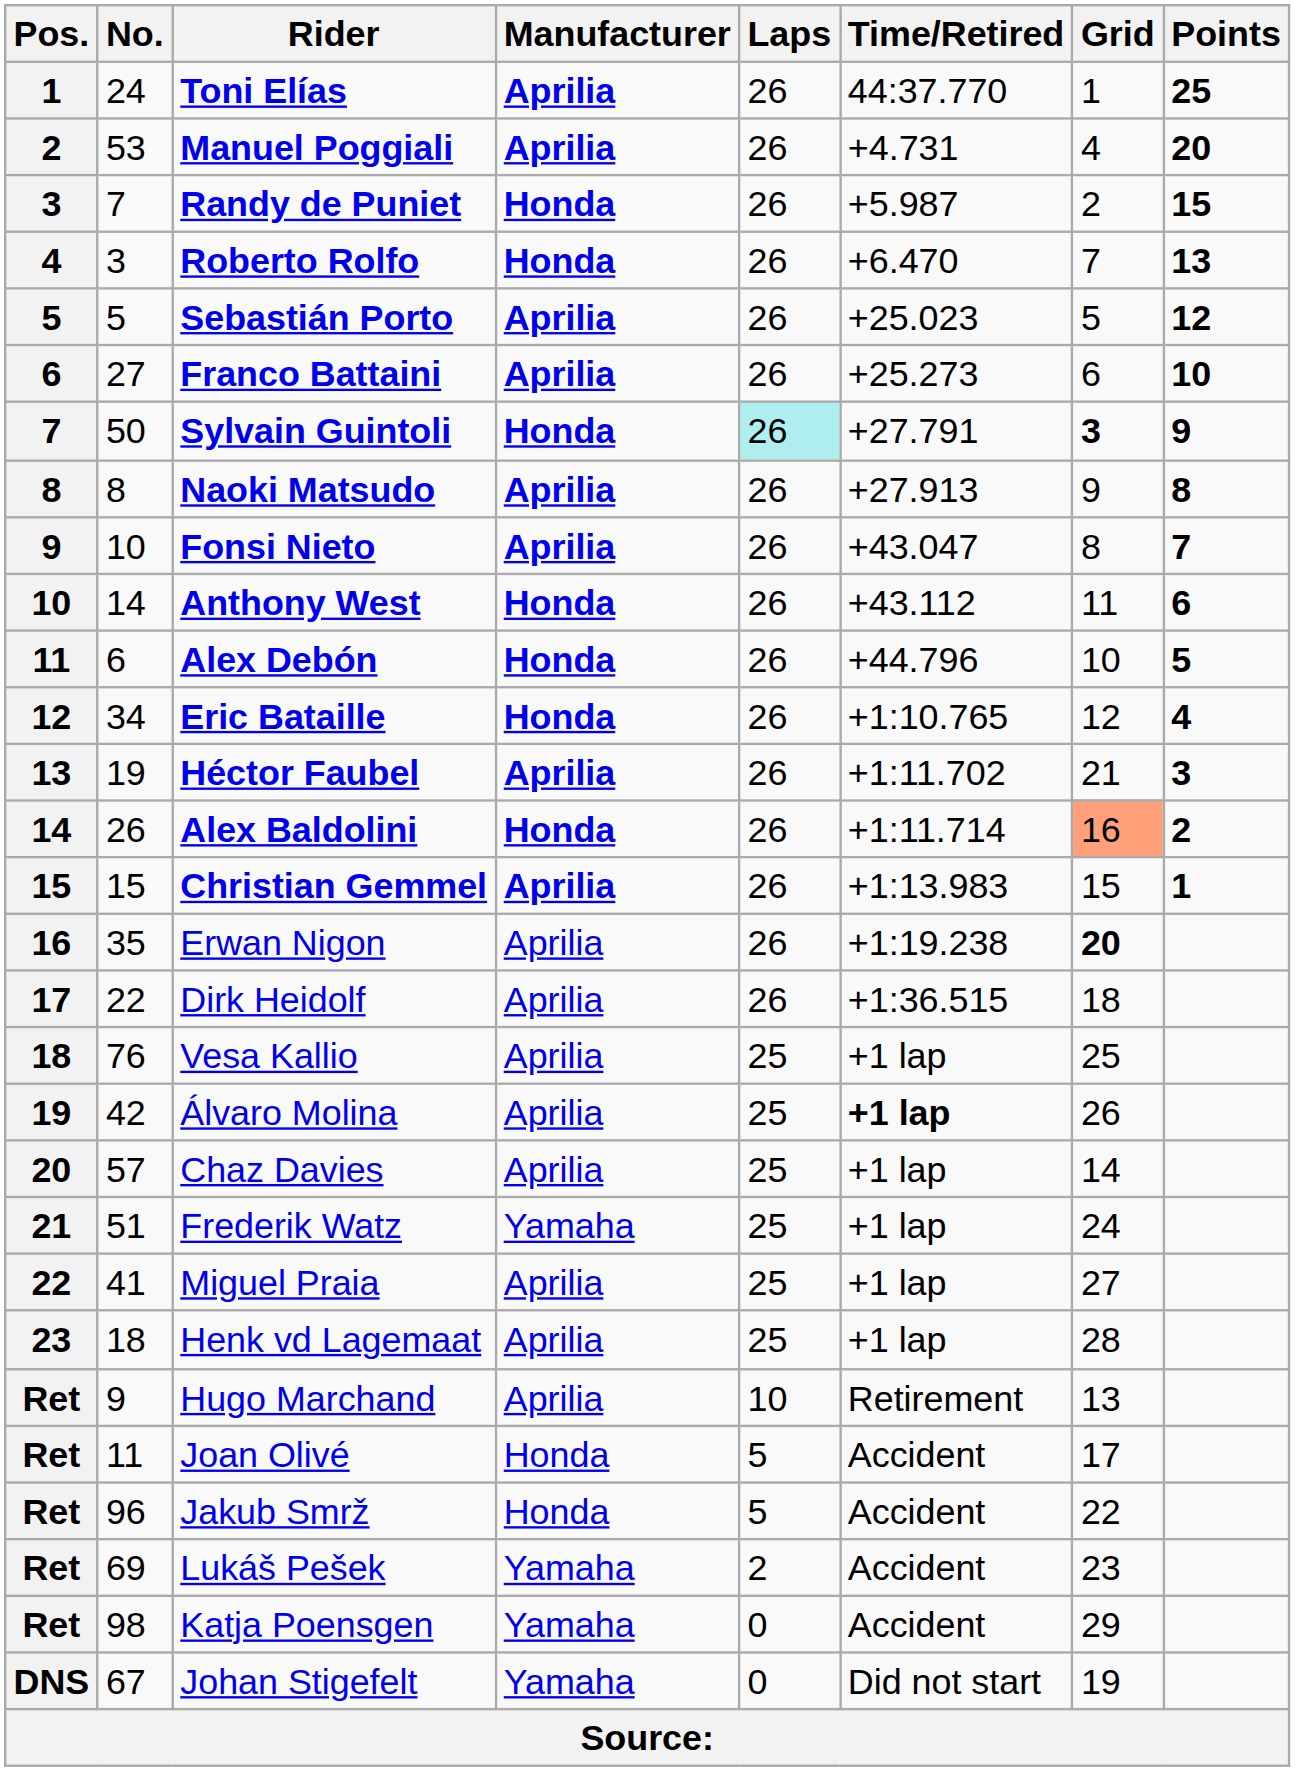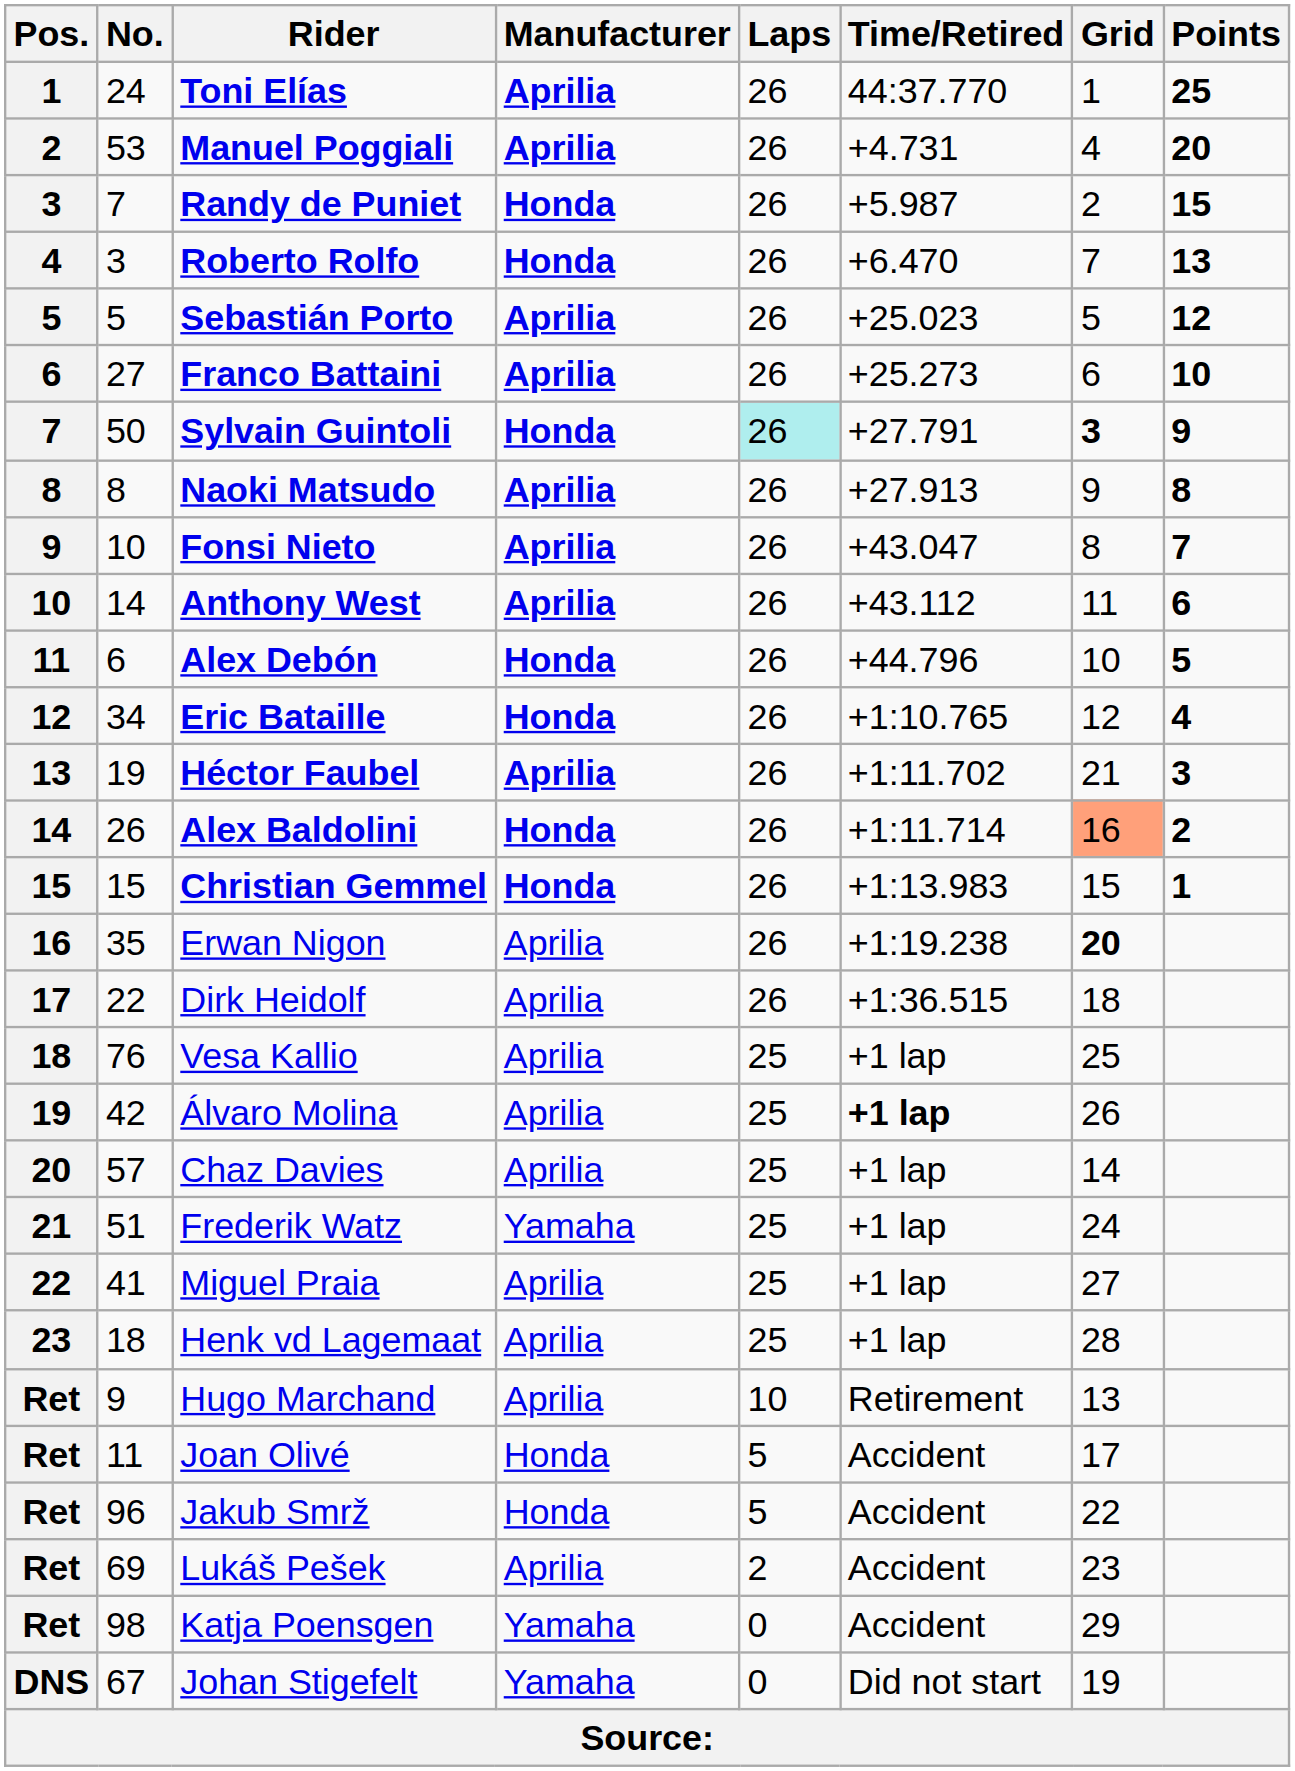(559, 602) Honda -> (560, 602) Aprilia
(560, 886) Aprilia -> (559, 886) Honda
(569, 1567) Yamaha -> (554, 1567) Aprilia
